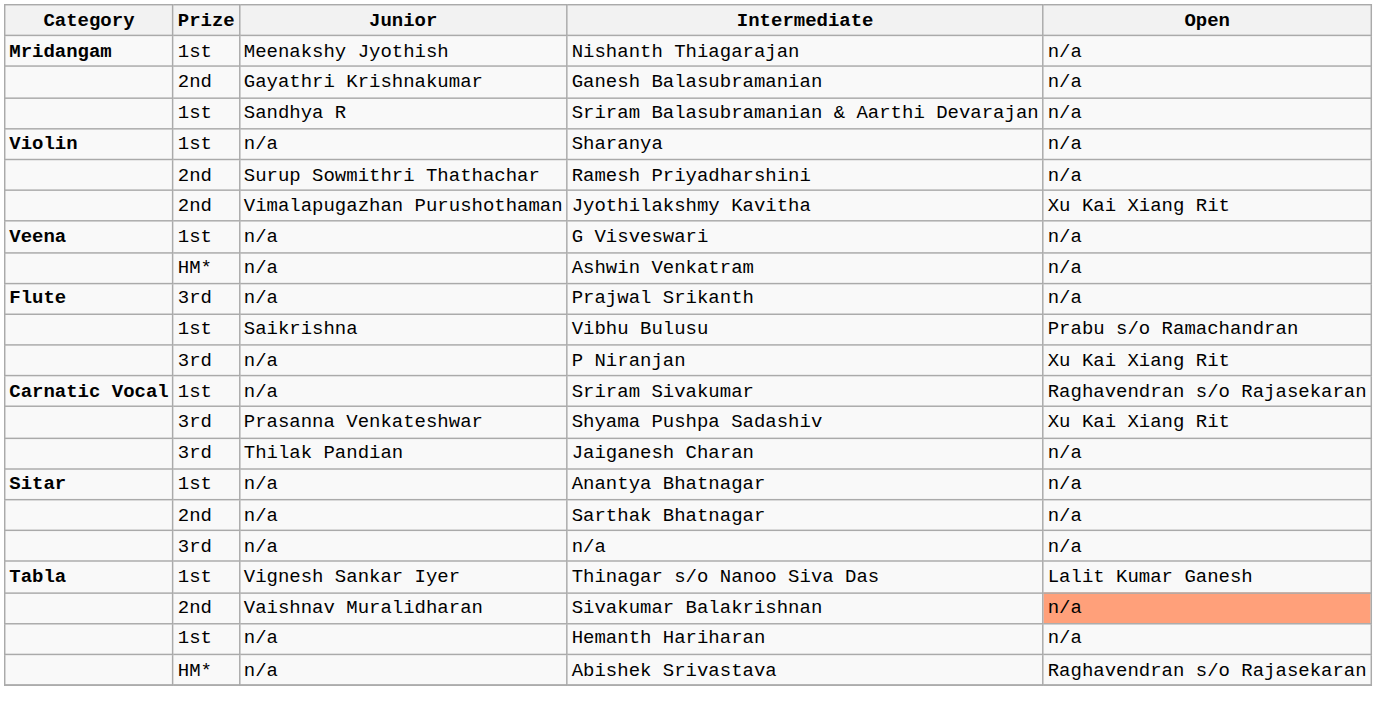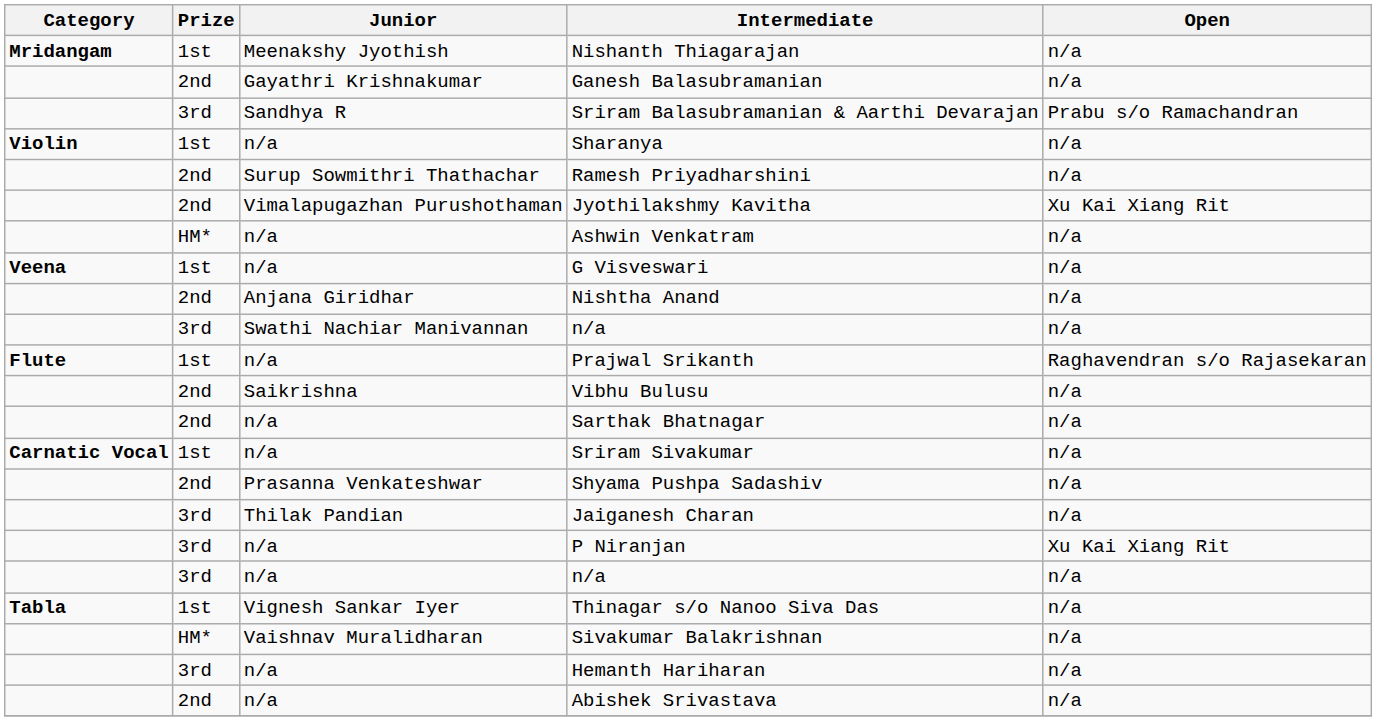(195, 113) 1st -> (195, 113) 3rd
(1065, 113) n/a -> (1173, 113) Prabu s/o Ramachandran
rows swapped: (261, 268) <-> (261, 237)
+ row: (329, 299)
+ row: (386, 330)
(195, 299) 3rd -> (195, 360) 1st
(1065, 299) n/a -> (1207, 360) Raghavendran s/o Rajasekaran
(195, 330) 1st -> (195, 391) 2nd
(1173, 330) Prabu s/o Ramachandran -> (1065, 391) n/a
rows swapped: (261, 360) <-> (261, 515)
(1207, 391) Raghavendran s/o Rajasekaran -> (1065, 453) n/a
(195, 422) 3rd -> (195, 484) 2nd
(1139, 422) Xu Kai Xiang Rit -> (1065, 484) n/a
- row: (261, 484)
(1150, 577) Lalit Kumar Ganesh -> (1065, 608) n/a
(195, 608) 2nd -> (195, 639) HM*
(1065, 608) lightsalmon background -> (1065, 639) no background
(195, 639) 1st -> (195, 670) 3rd
(195, 670) HM* -> (195, 701) 2nd
(1207, 670) Raghavendran s/o Rajasekaran -> (1065, 701) n/a
